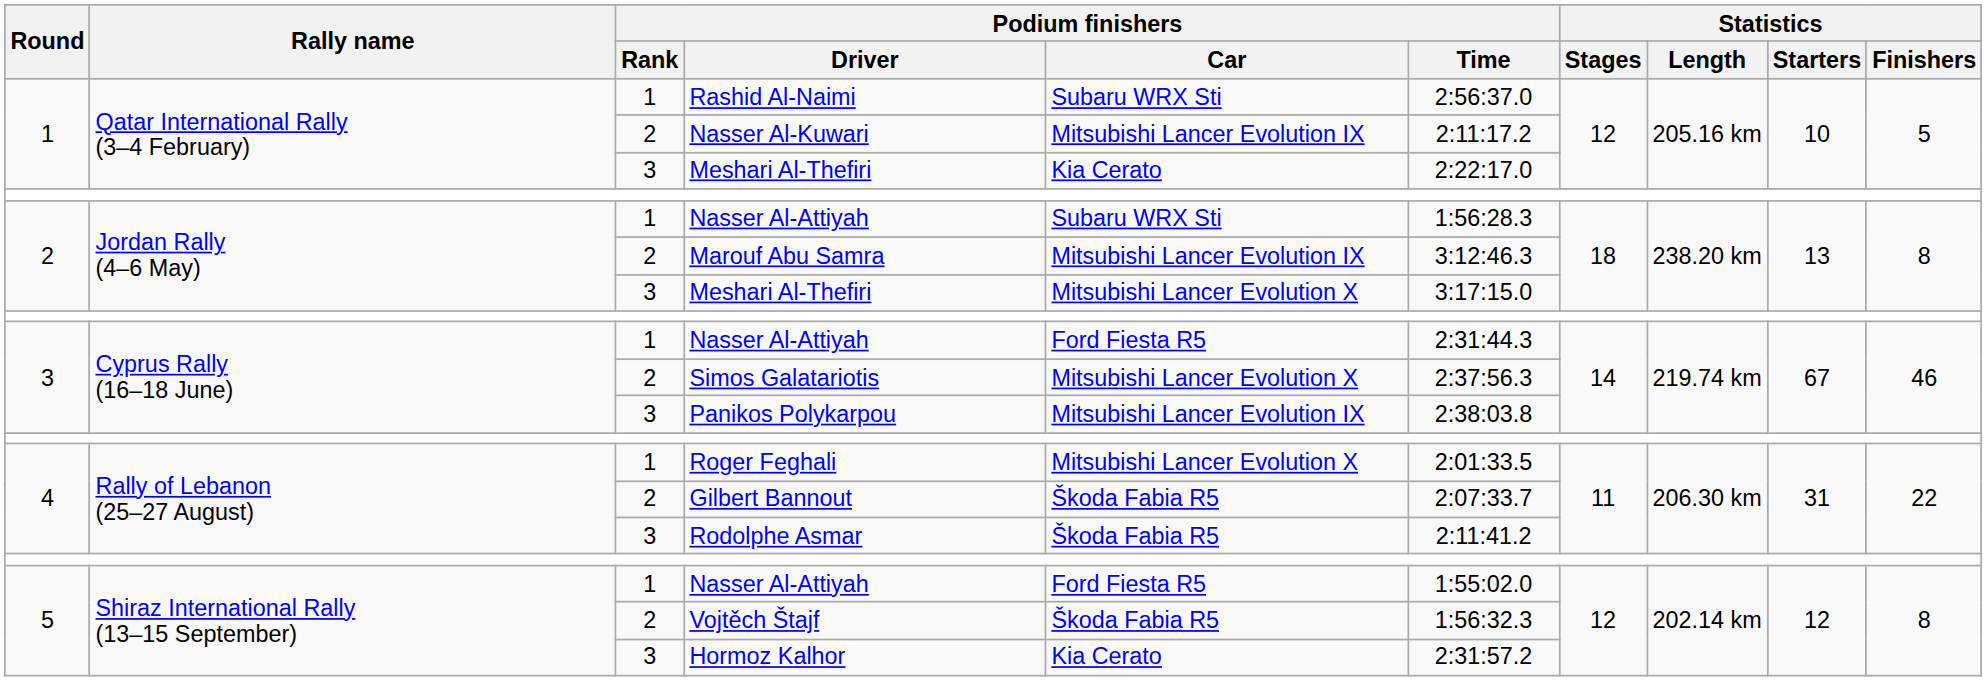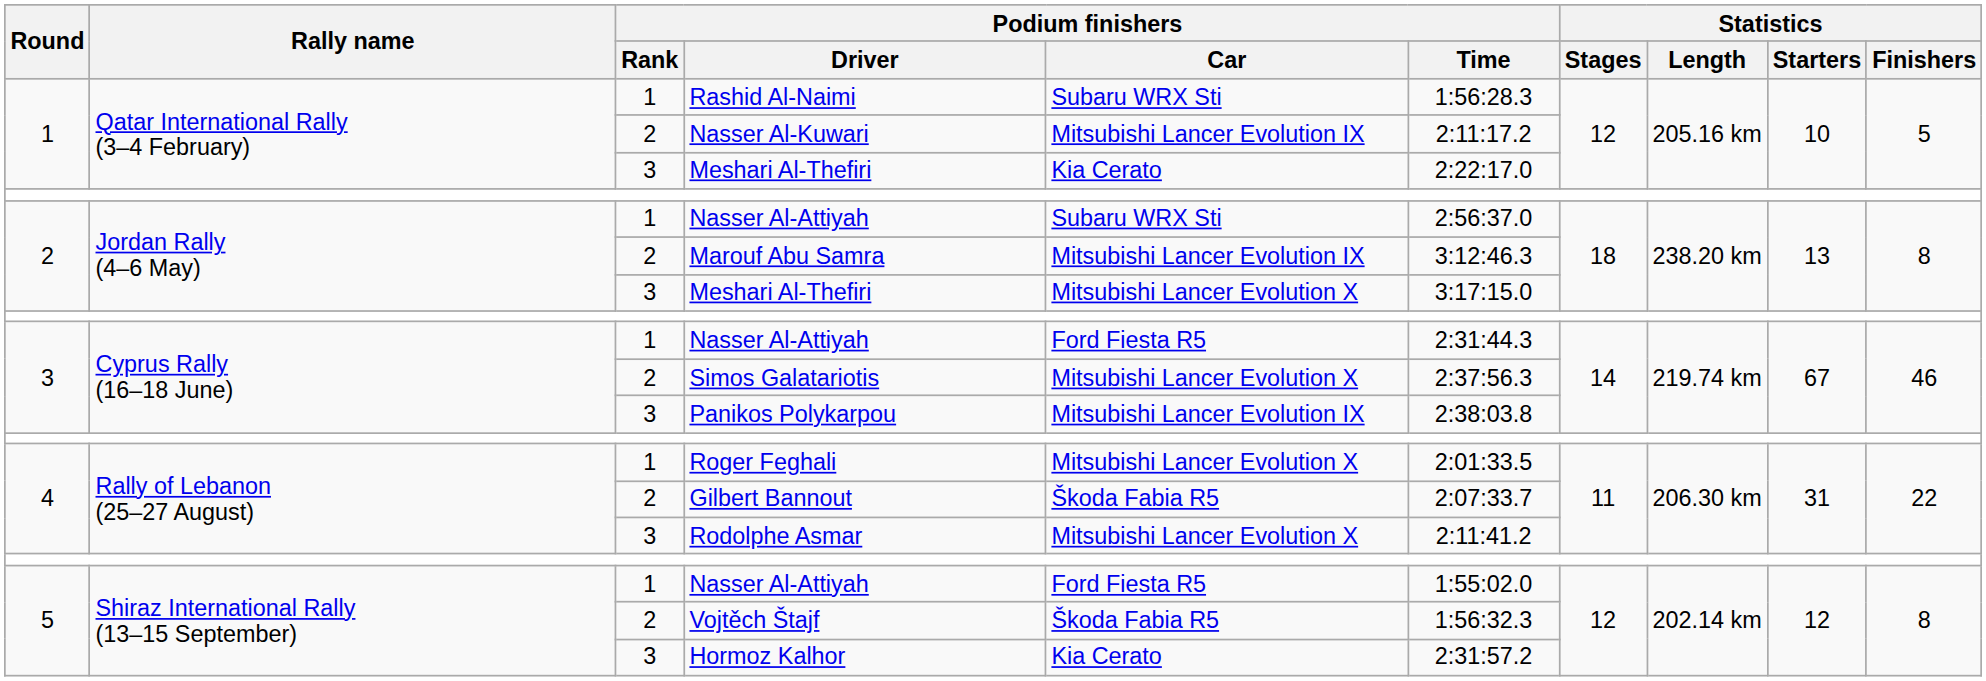(1484, 97) 2:56:37.0 -> (1484, 97) 1:56:28.3
(1484, 218) 1:56:28.3 -> (1484, 218) 2:56:37.0
(1135, 535) Škoda Fabia R5 -> (1205, 535) Mitsubishi Lancer Evolution X
